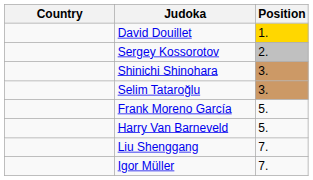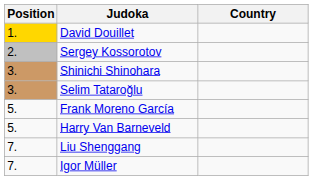columns swapped: (282, 14) <-> (60, 14)
